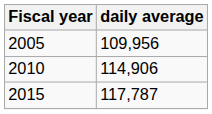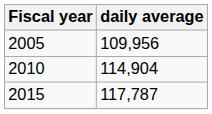(129, 69) 114,906 -> (129, 69) 114,904
